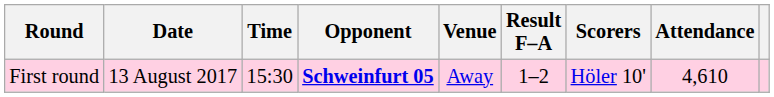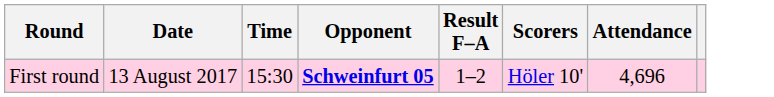- column: (470, 32)
(705, 75) 4,610 -> (642, 75) 4,696
